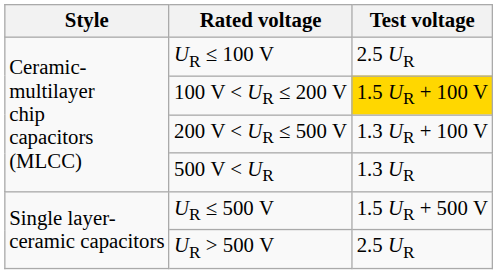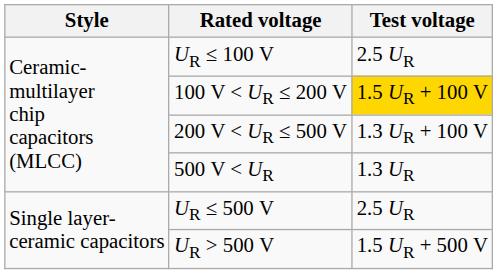(422, 210) 1.5 UR + 500 V -> (386, 210) 2.5 UR
(386, 248) 2.5 UR -> (422, 248) 1.5 UR + 500 V
